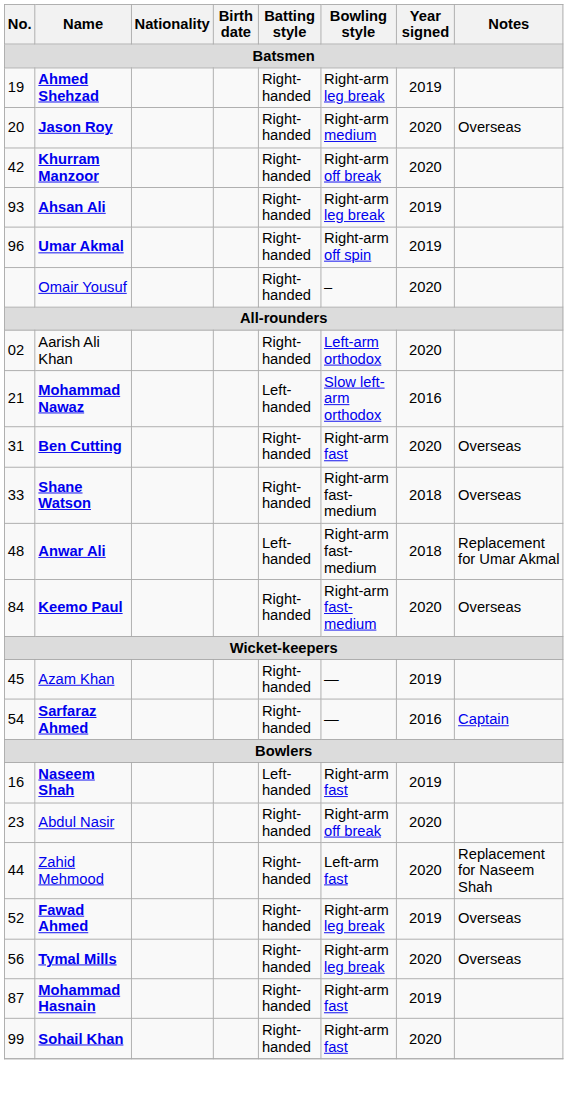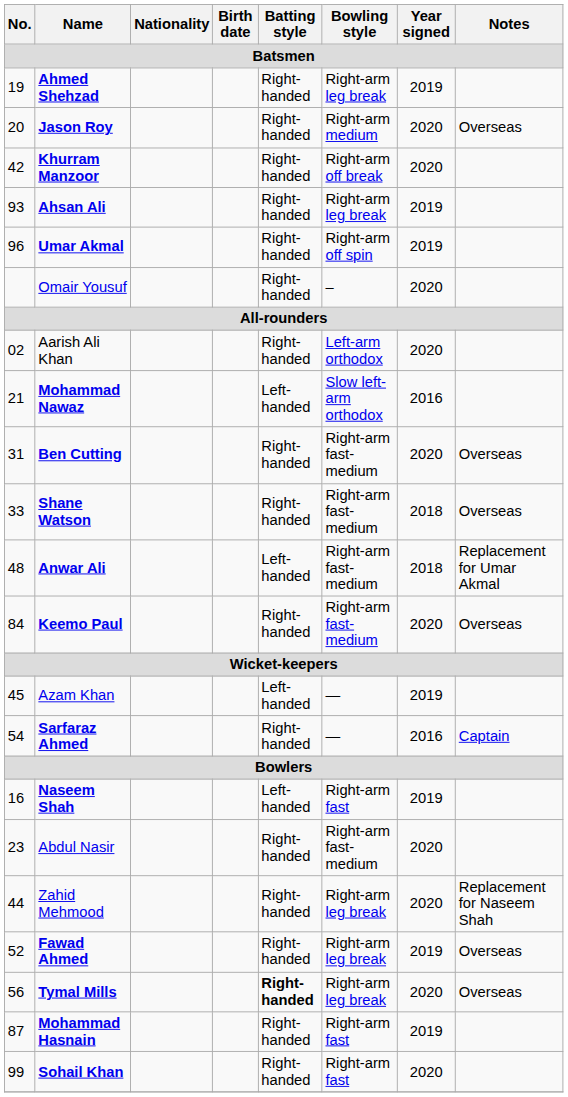(356, 446) Right-arm fast -> (358, 455) Right-arm fast-medium
(286, 679) Right-handed -> (286, 696) Left-handed
(356, 822) Right-arm off break -> (358, 847) Right-arm fast-medium
(351, 870) Left-arm fast -> (358, 903) Right-arm leg break
(286, 958) normal -> (288, 991) bold
